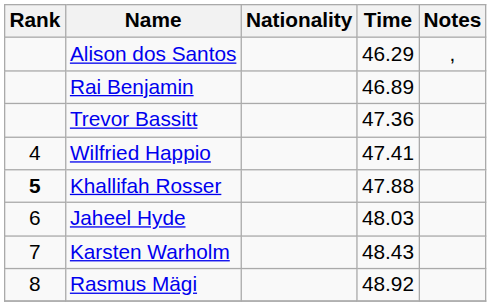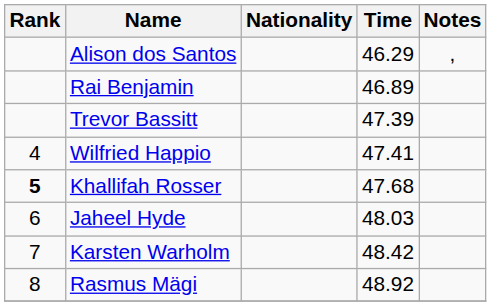(388, 119) 47.36 -> (388, 119) 47.39
(388, 185) 47.88 -> (388, 185) 47.68
(388, 251) 48.43 -> (388, 251) 48.42
